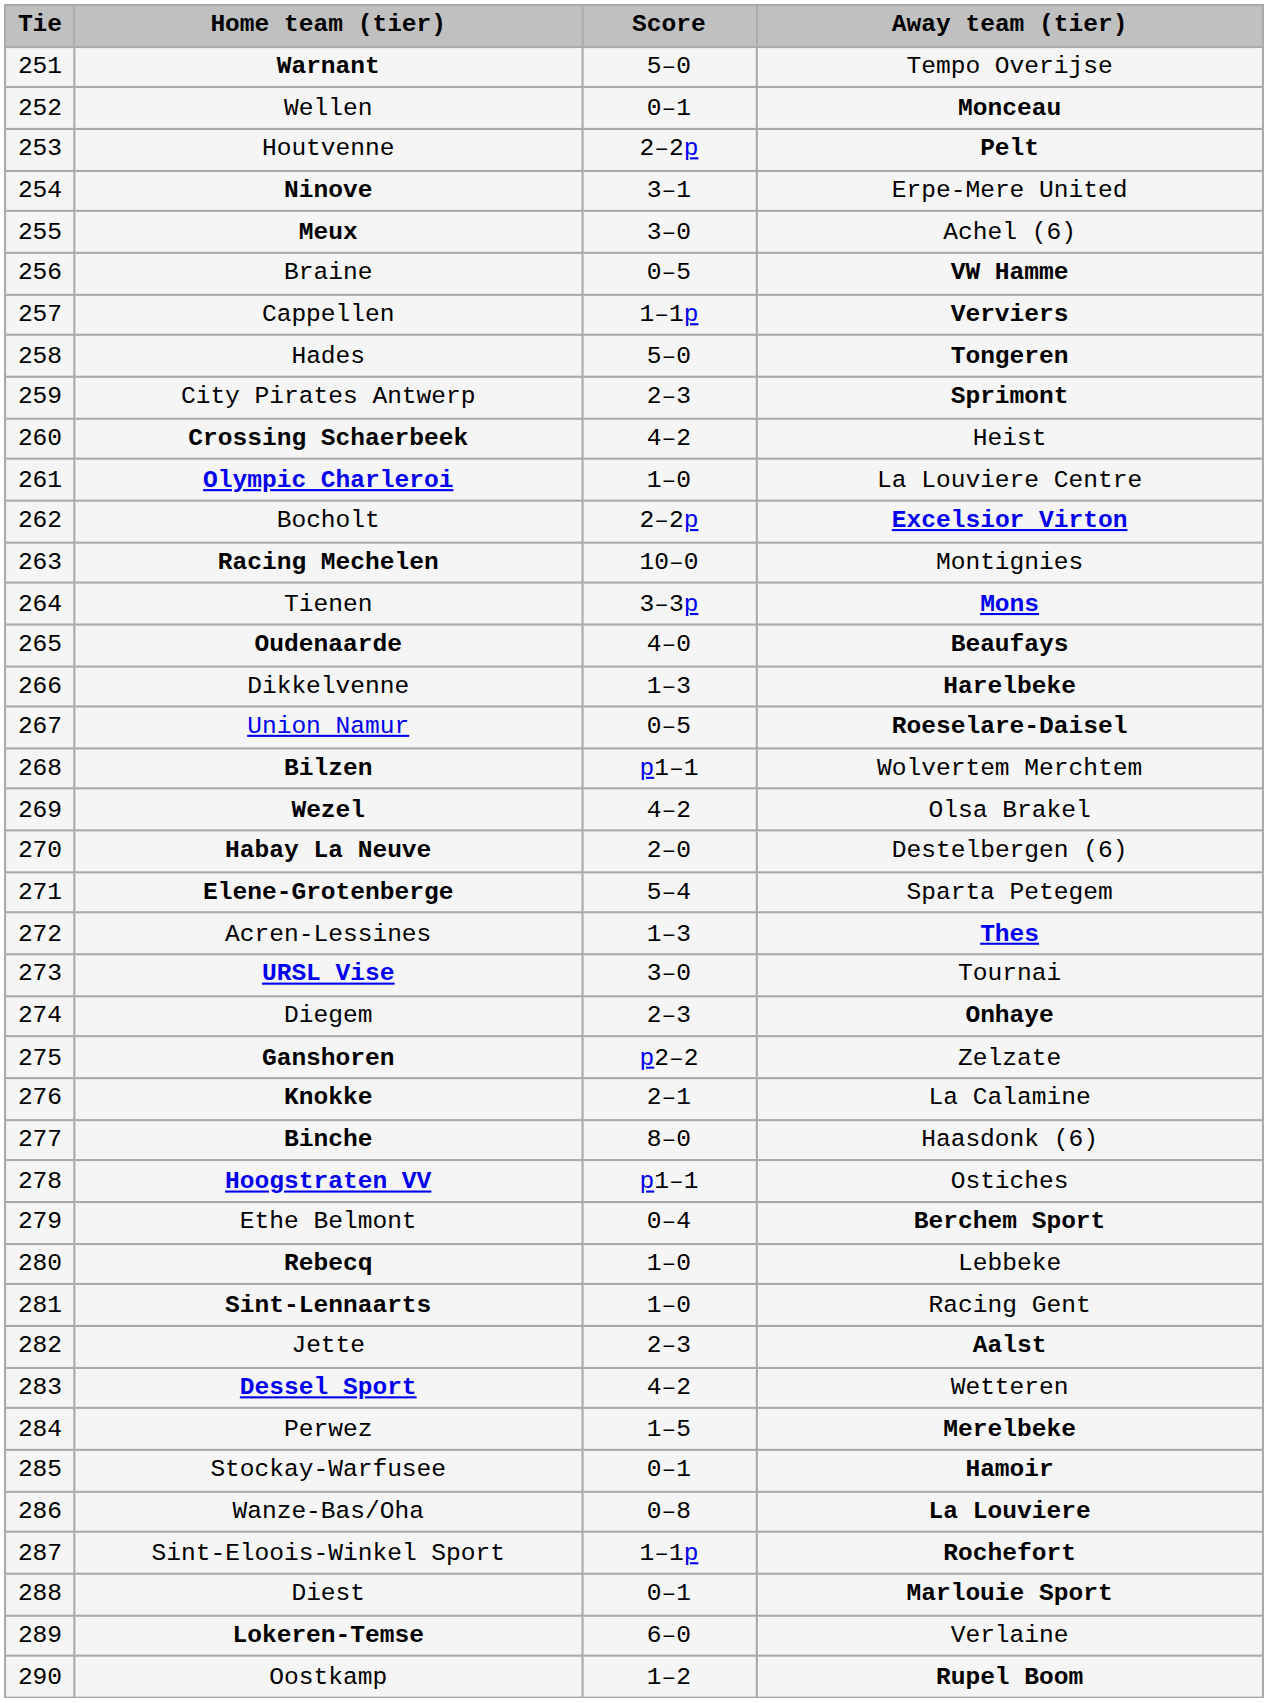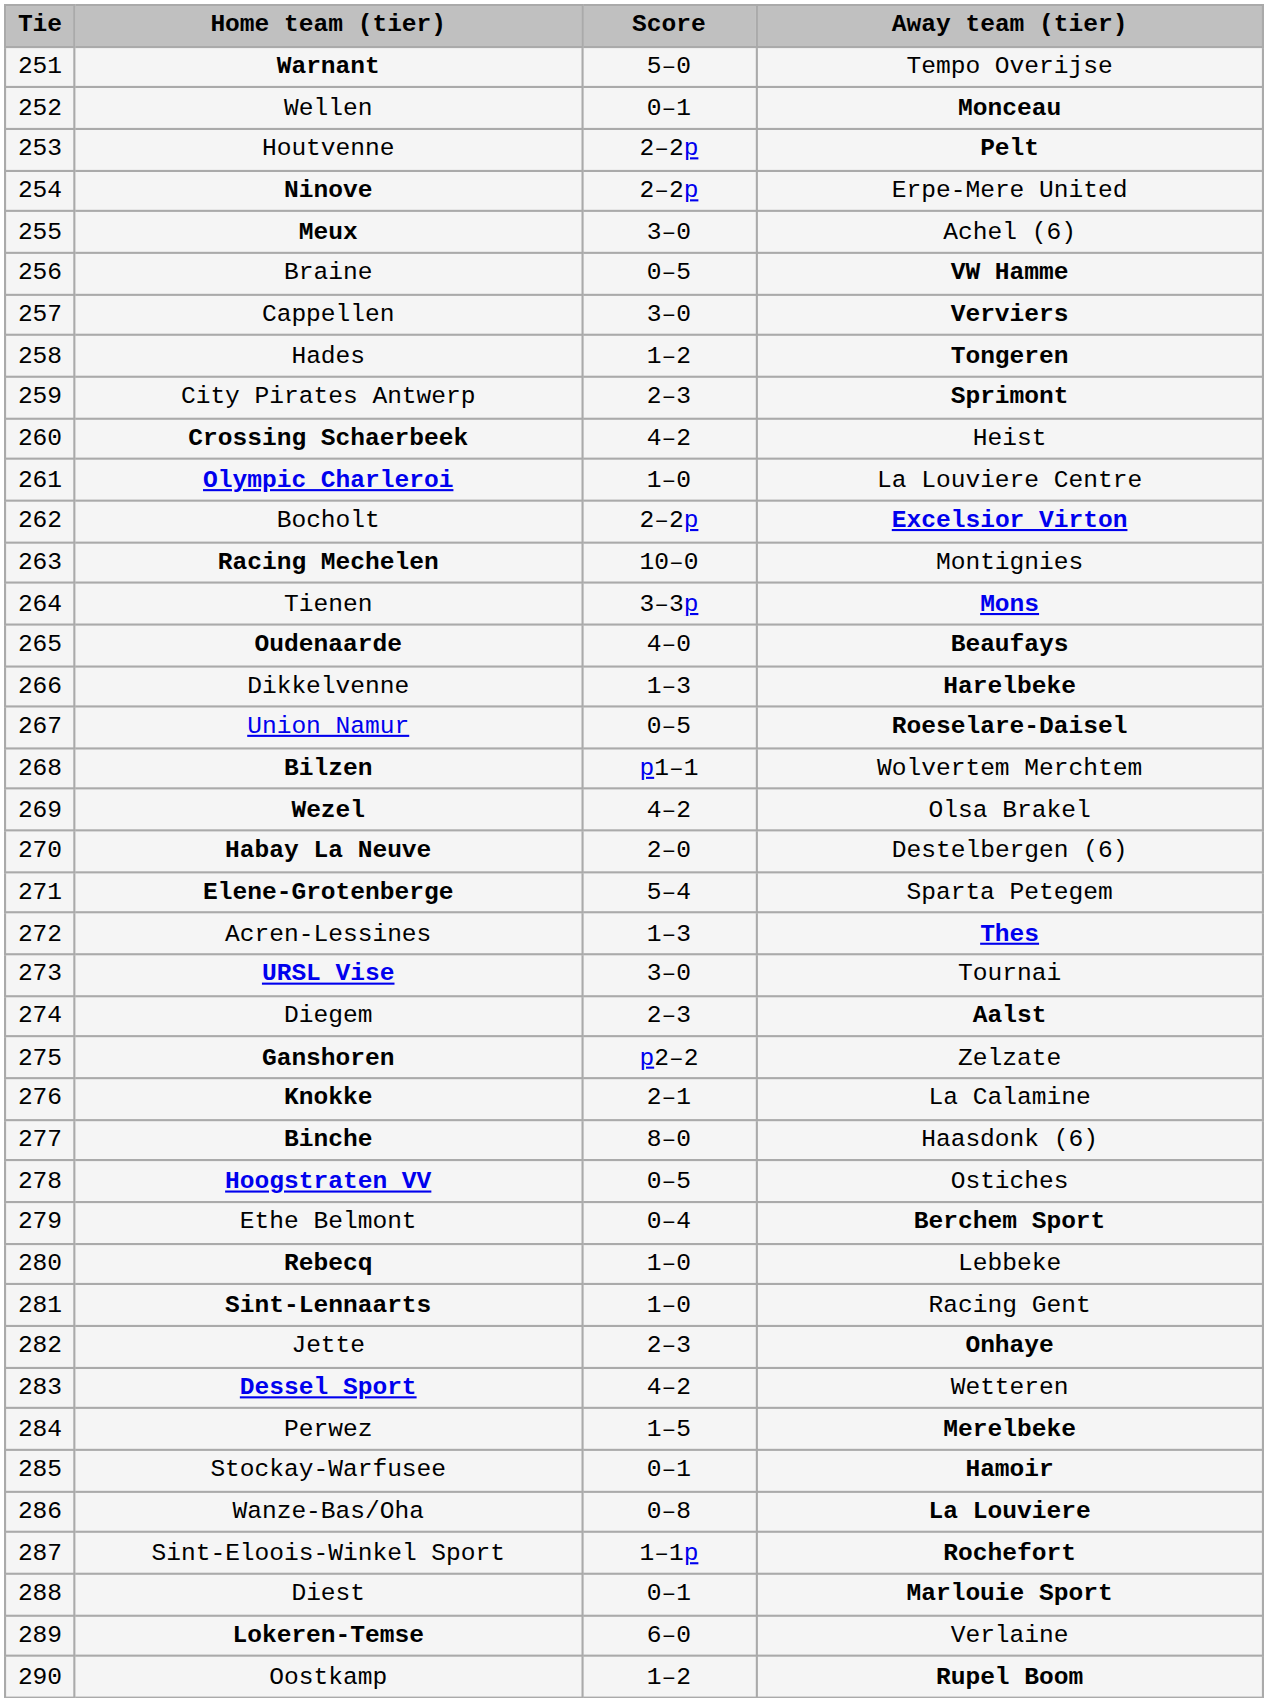(669, 190) 3–1 -> (669, 190) 2–2p
(669, 314) 1–1p -> (669, 314) 3–0
(669, 356) 5–0 -> (669, 356) 1–2
(1010, 1016) Onhaye -> (1010, 1016) Aalst
(669, 1181) p1–1 -> (669, 1181) 0–5
(1010, 1346) Aalst -> (1010, 1346) Onhaye
